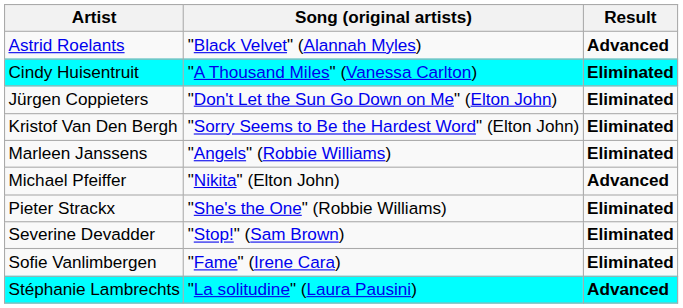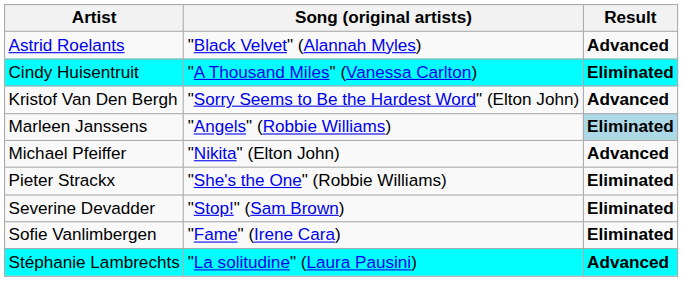- row: (78, 99)
(630, 126) Eliminated -> (628, 99) Advanced
(630, 153) no background -> (630, 126) lightblue background
